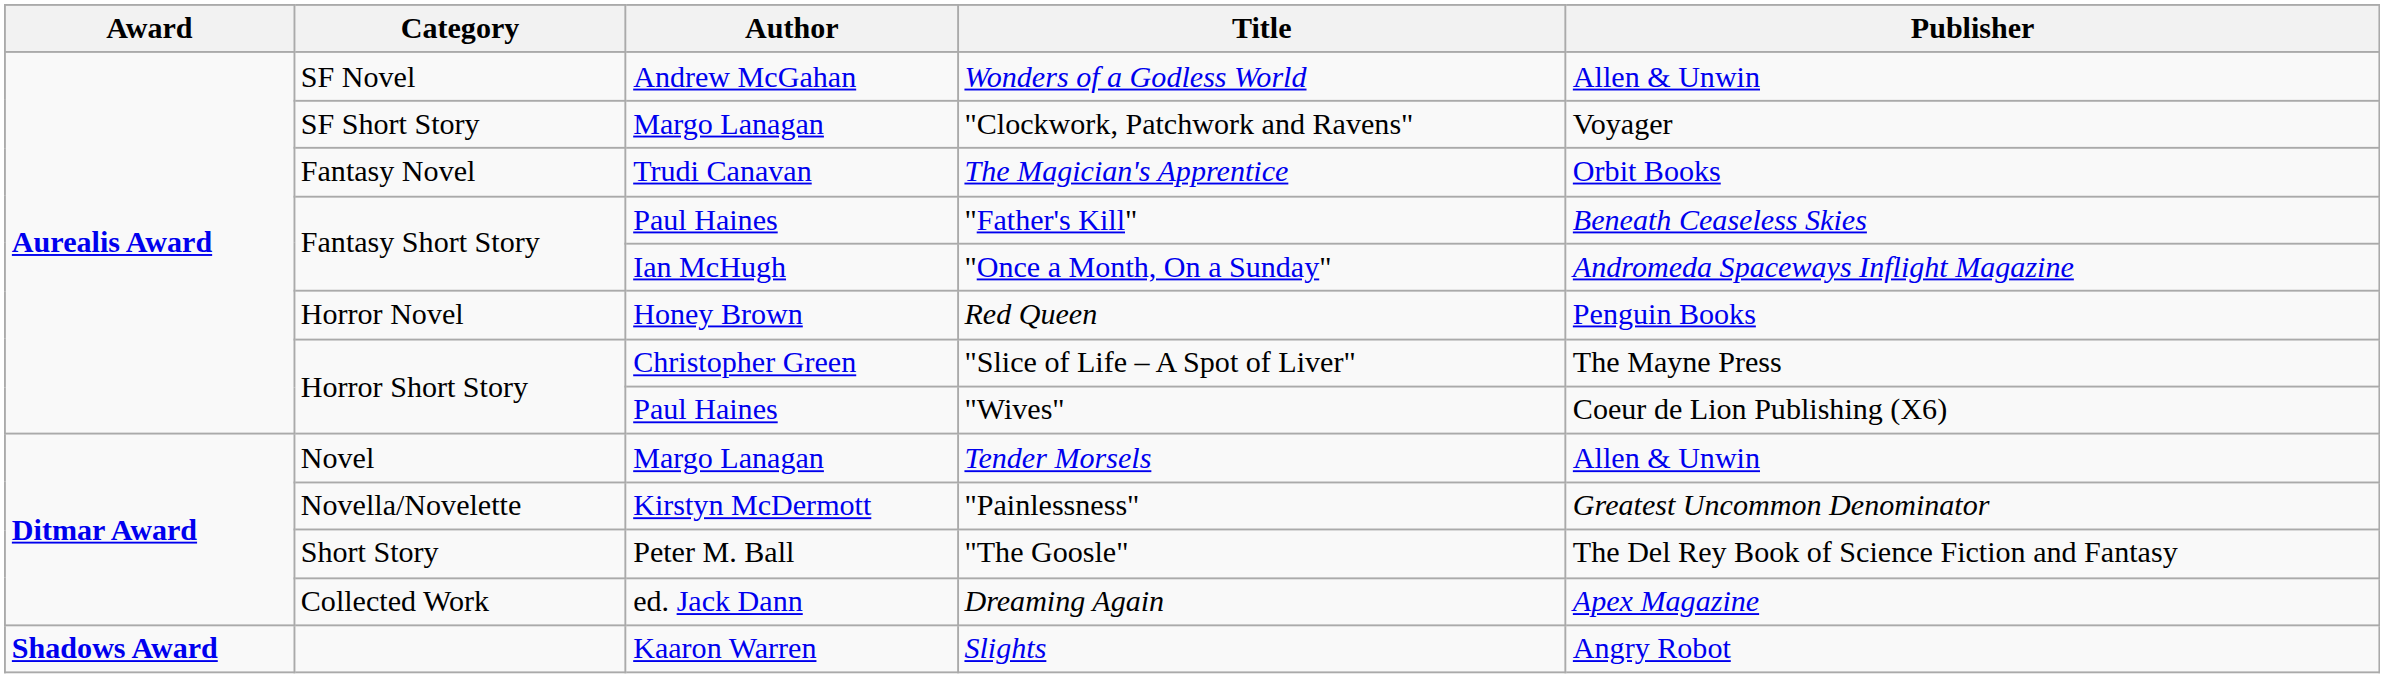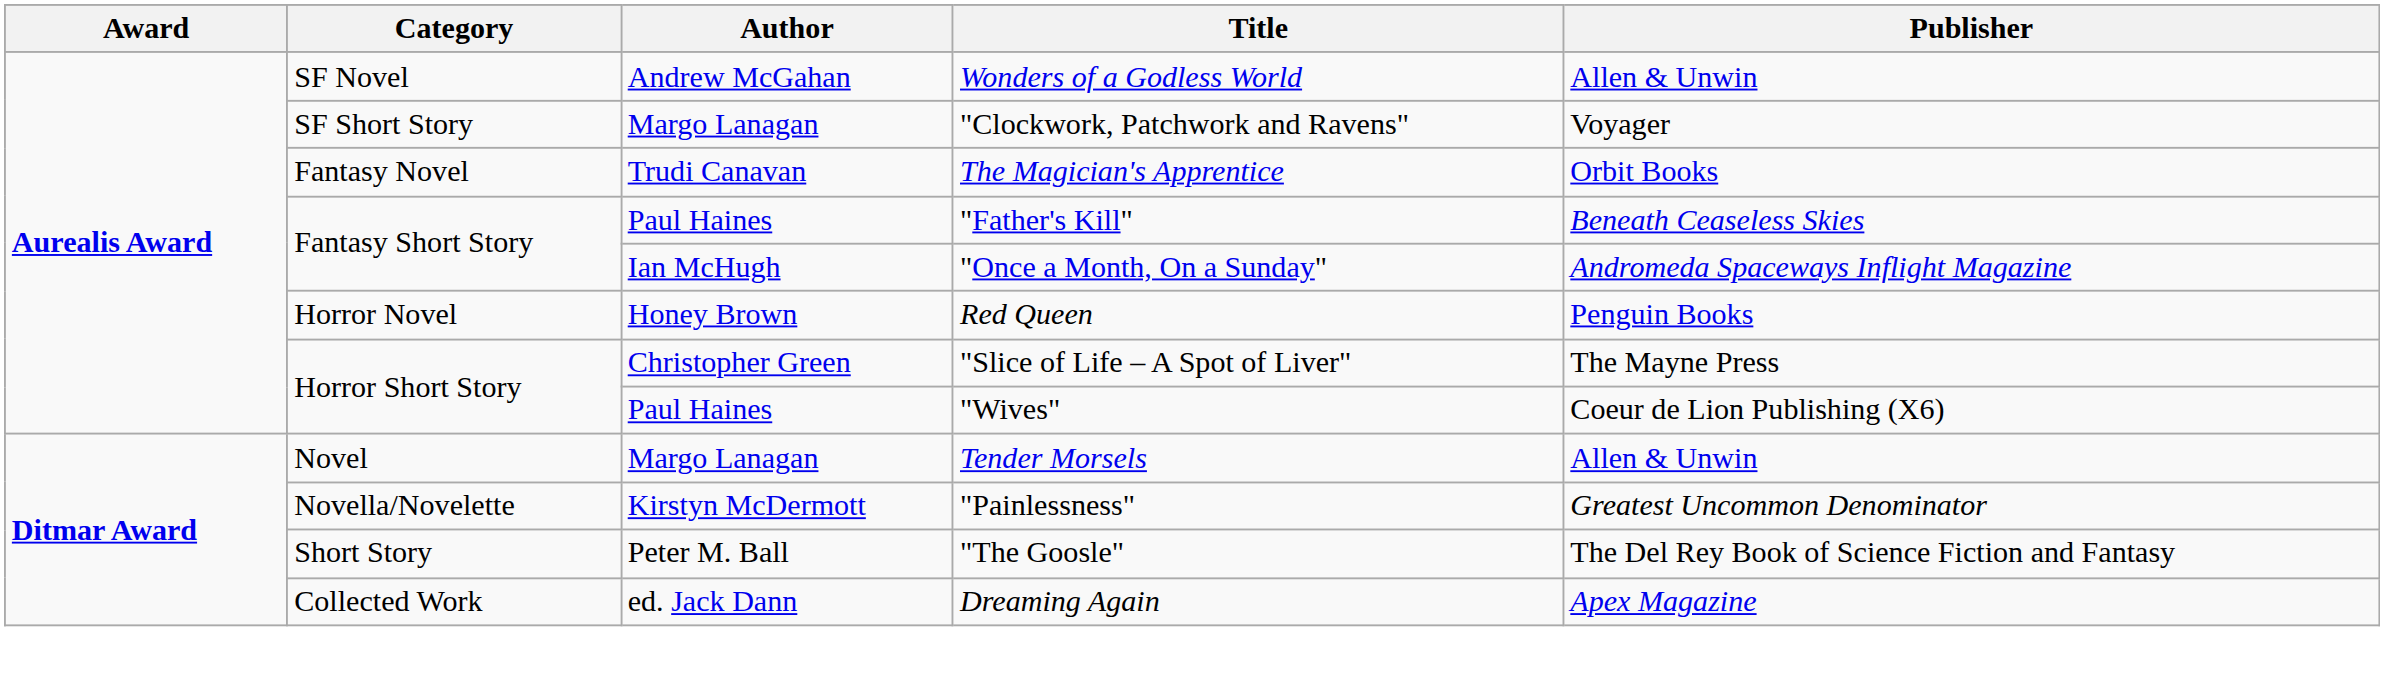- row: (1005, 648)
